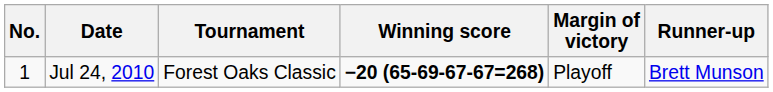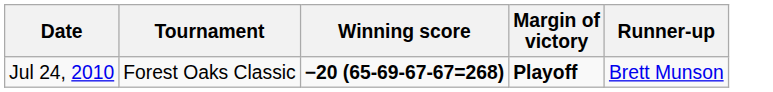- column: (25, 31)
(583, 72) normal -> (545, 72) bold
